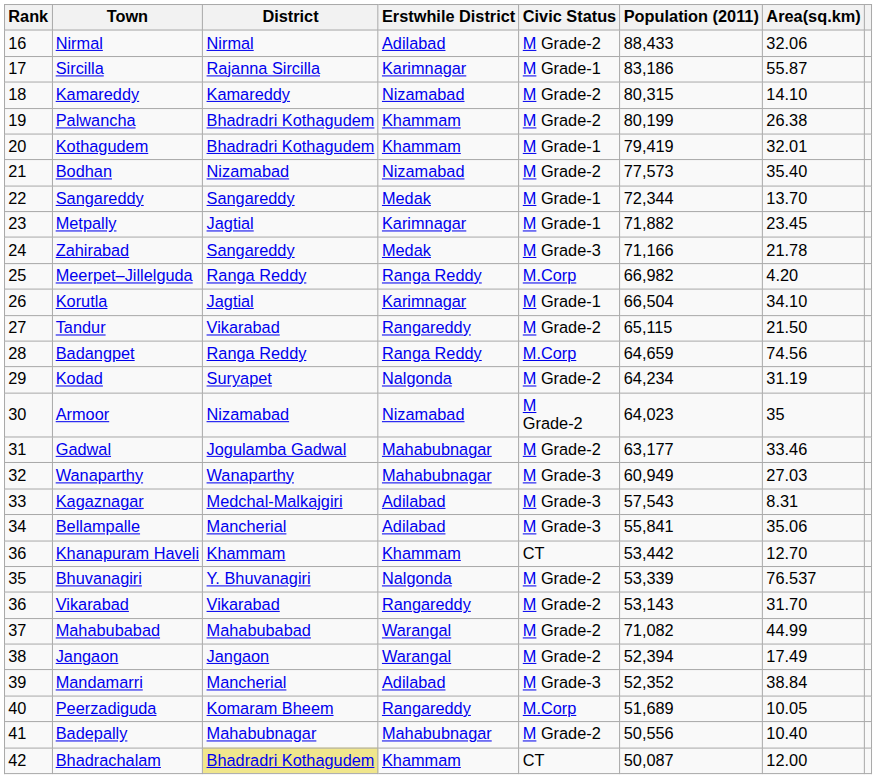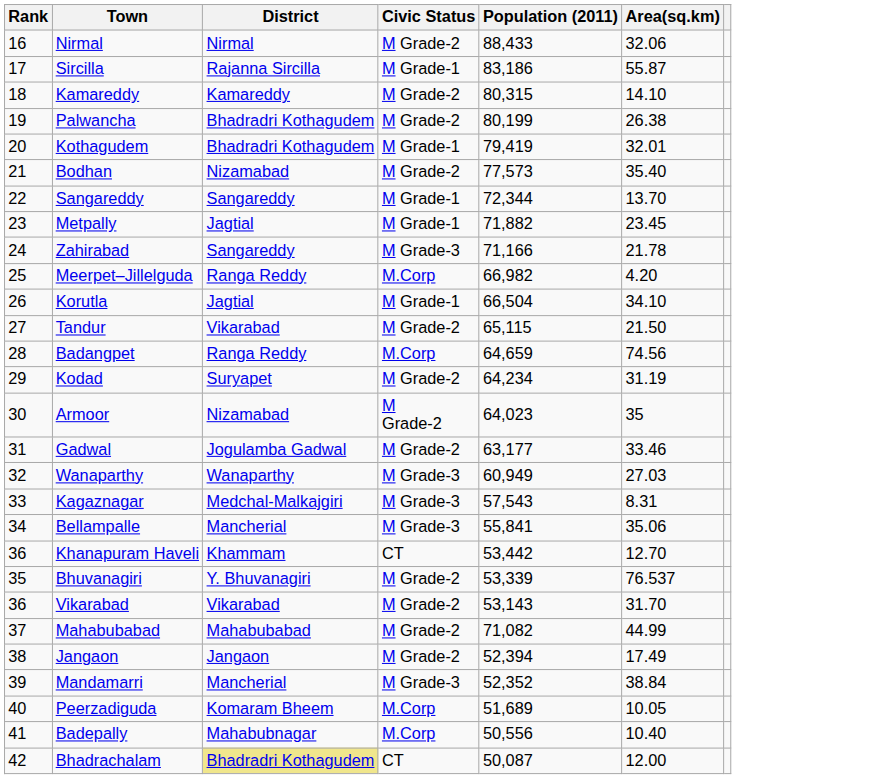- column: (449, 17)
(562, 734) M Grade-2 -> (409, 734) M.Corp
